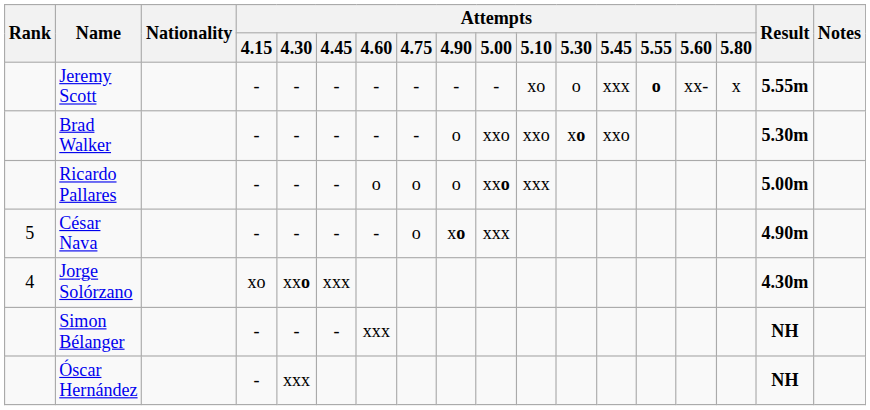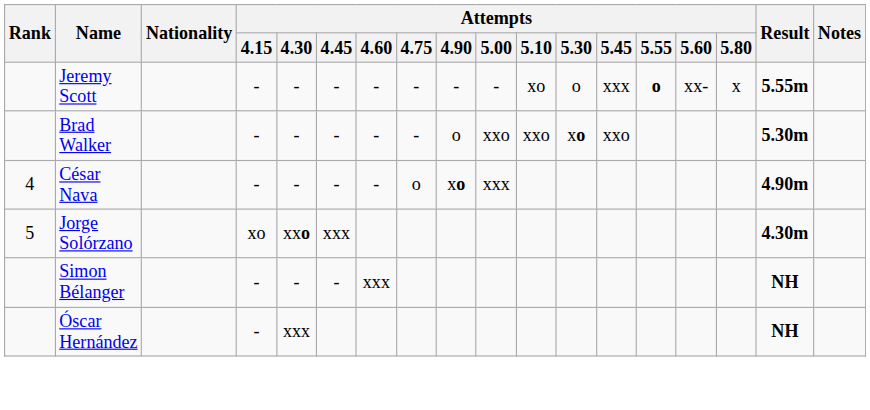- row: (88, 184)
(30, 233) 5 -> (30, 184) 4
(30, 282) 4 -> (30, 233) 5
